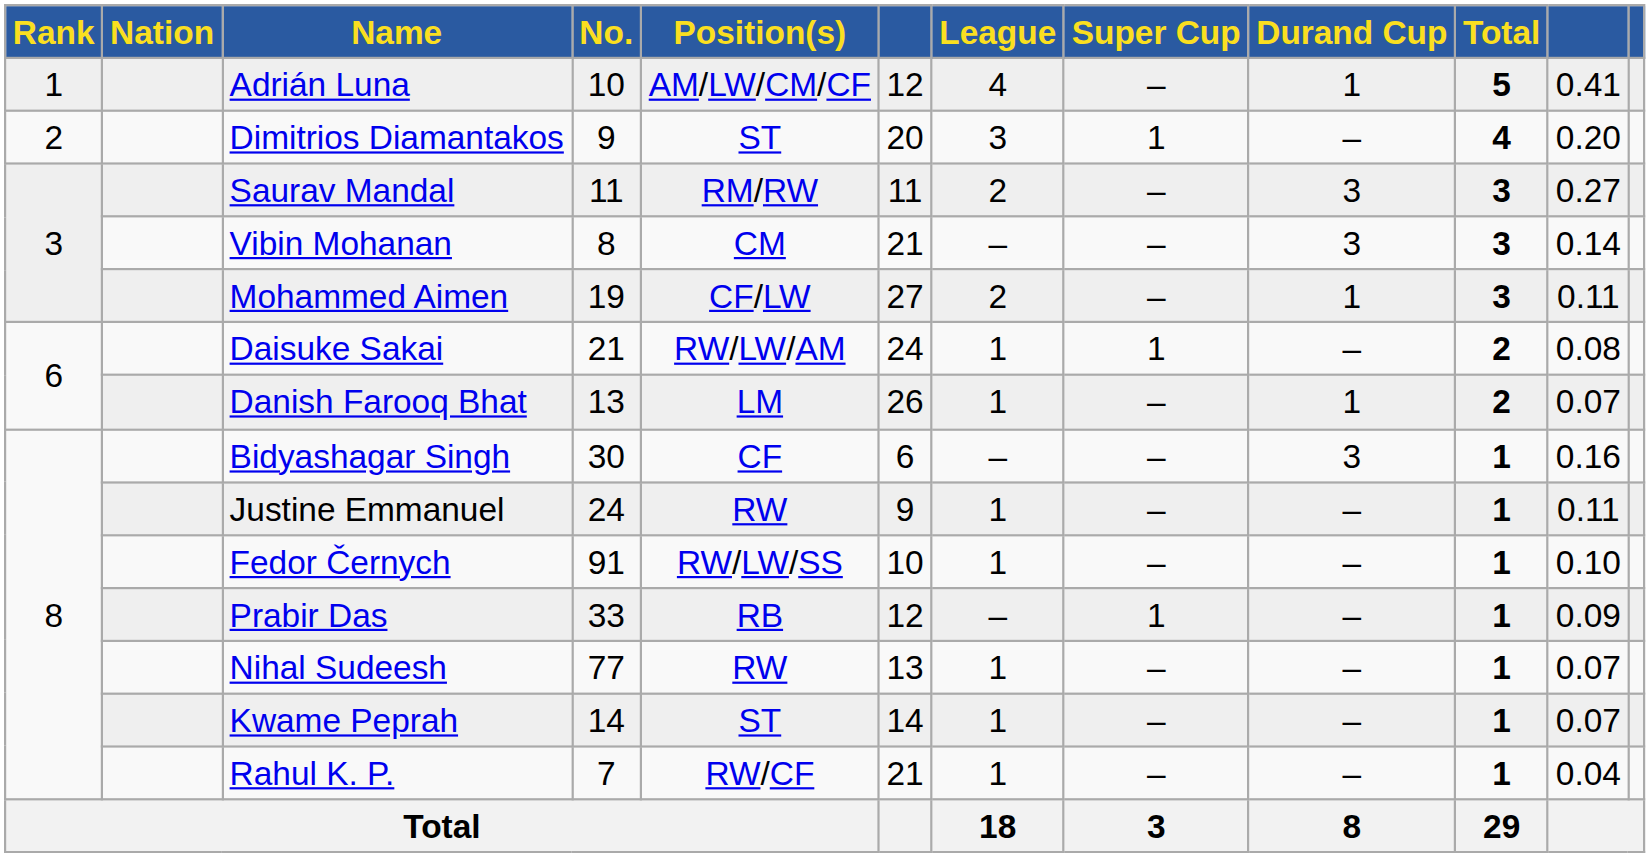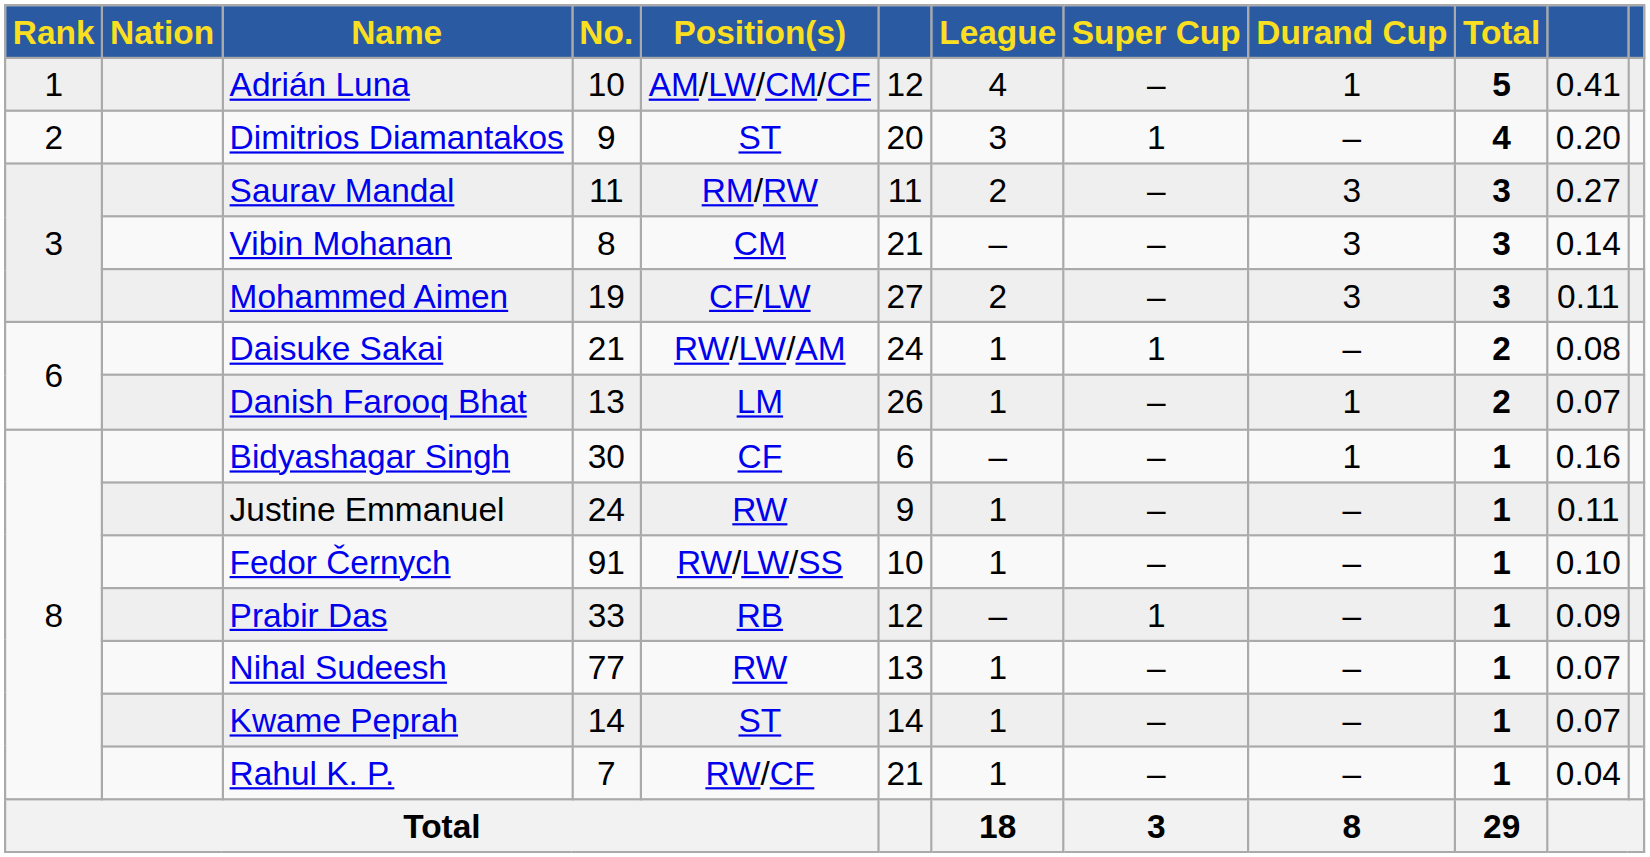(1352, 296) 1 -> (1352, 296) 3
(1352, 455) 3 -> (1352, 455) 1
